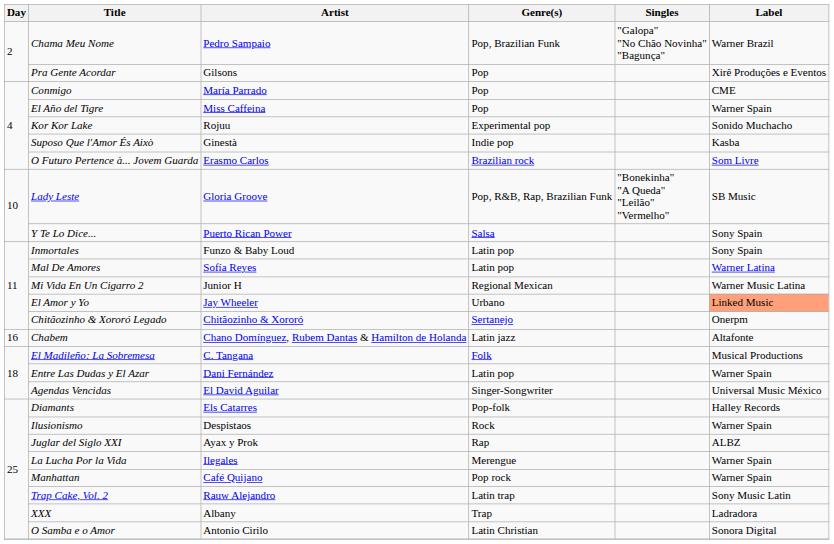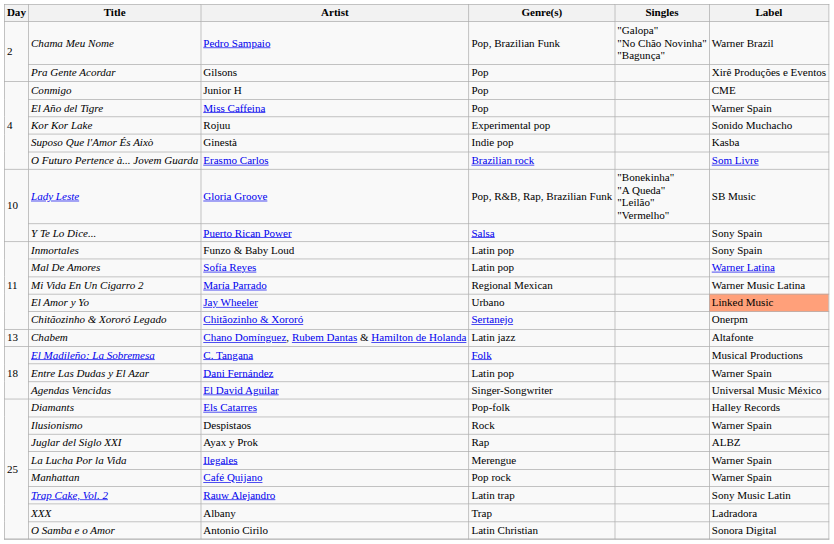(235, 90) María Parrado -> (222, 90) Junior H
(222, 285) Junior H -> (235, 285) María Parrado
(12, 337) 16 -> (12, 337) 13
